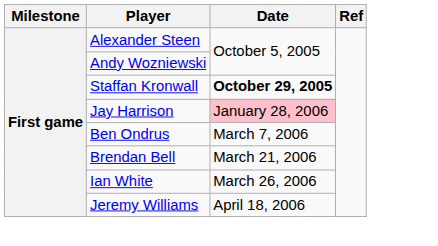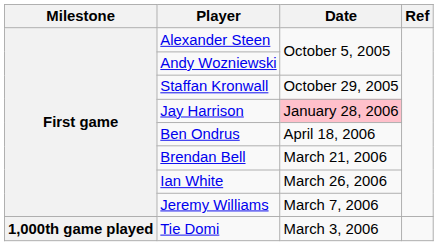(273, 87) bold -> (341, 87) normal
(261, 134) March 7, 2006 -> (329, 134) April 18, 2006
(259, 205) April 18, 2006 -> (331, 205) March 7, 2006
+ row: (190, 228)
